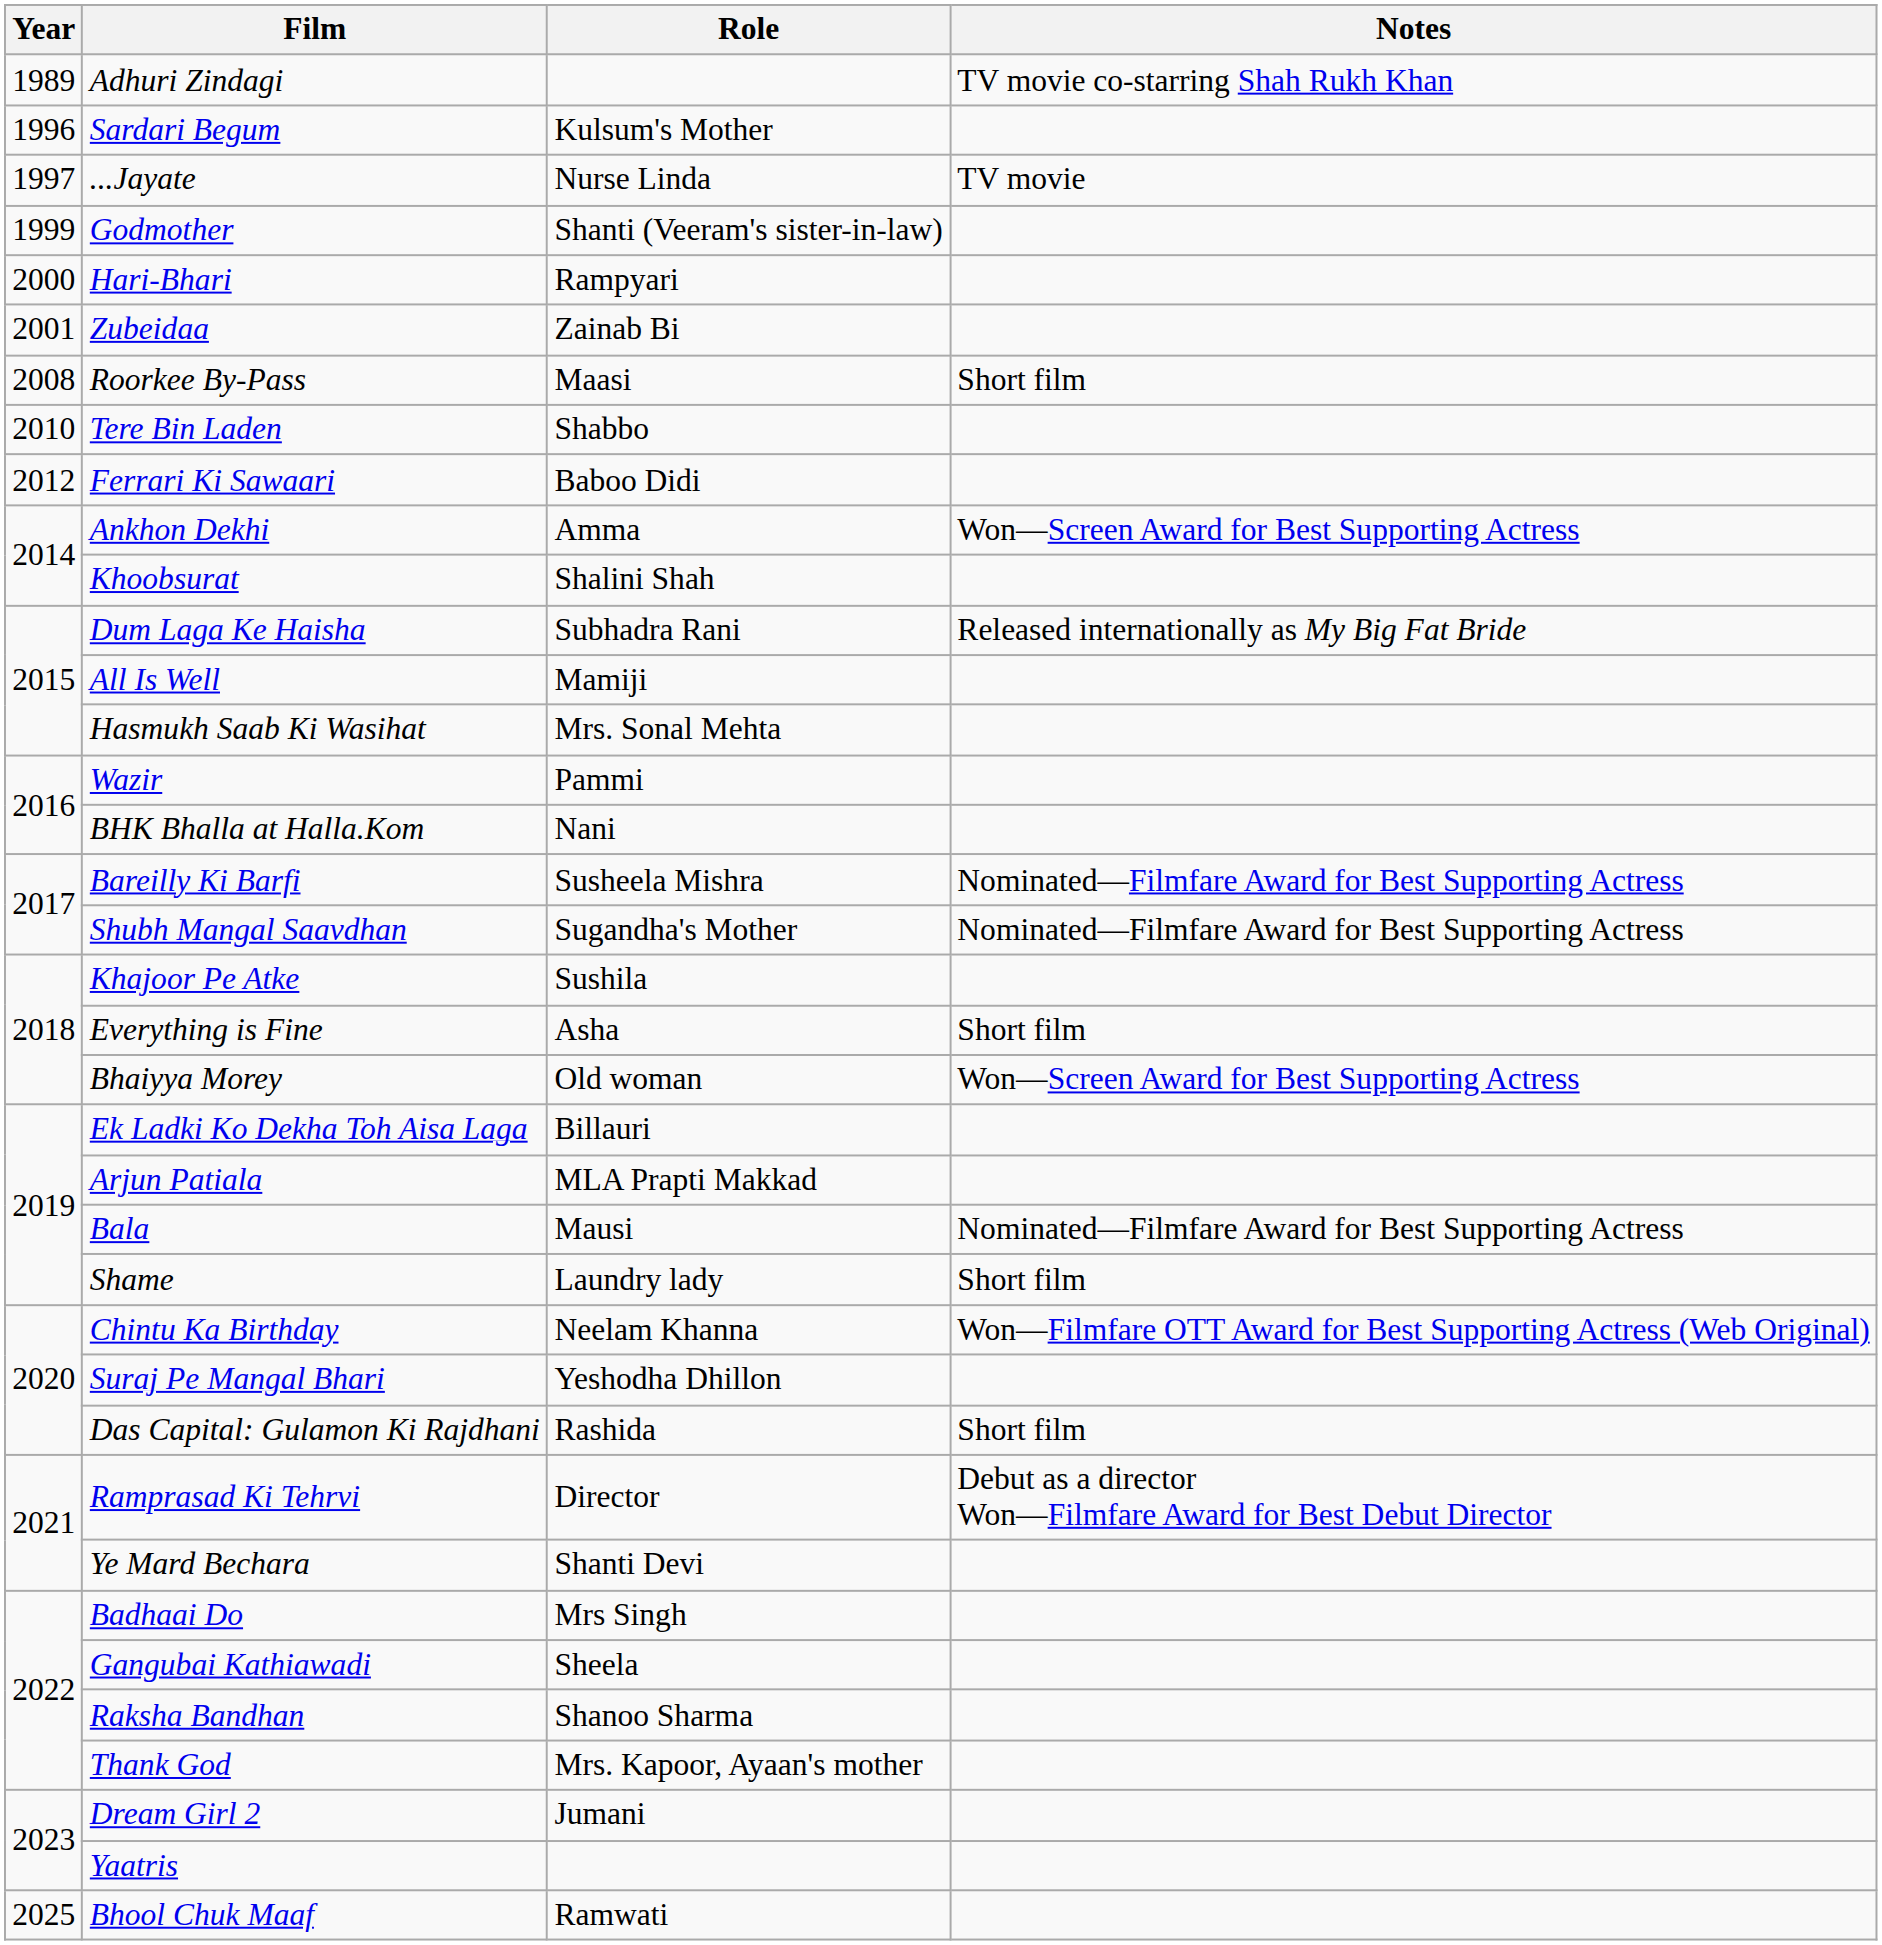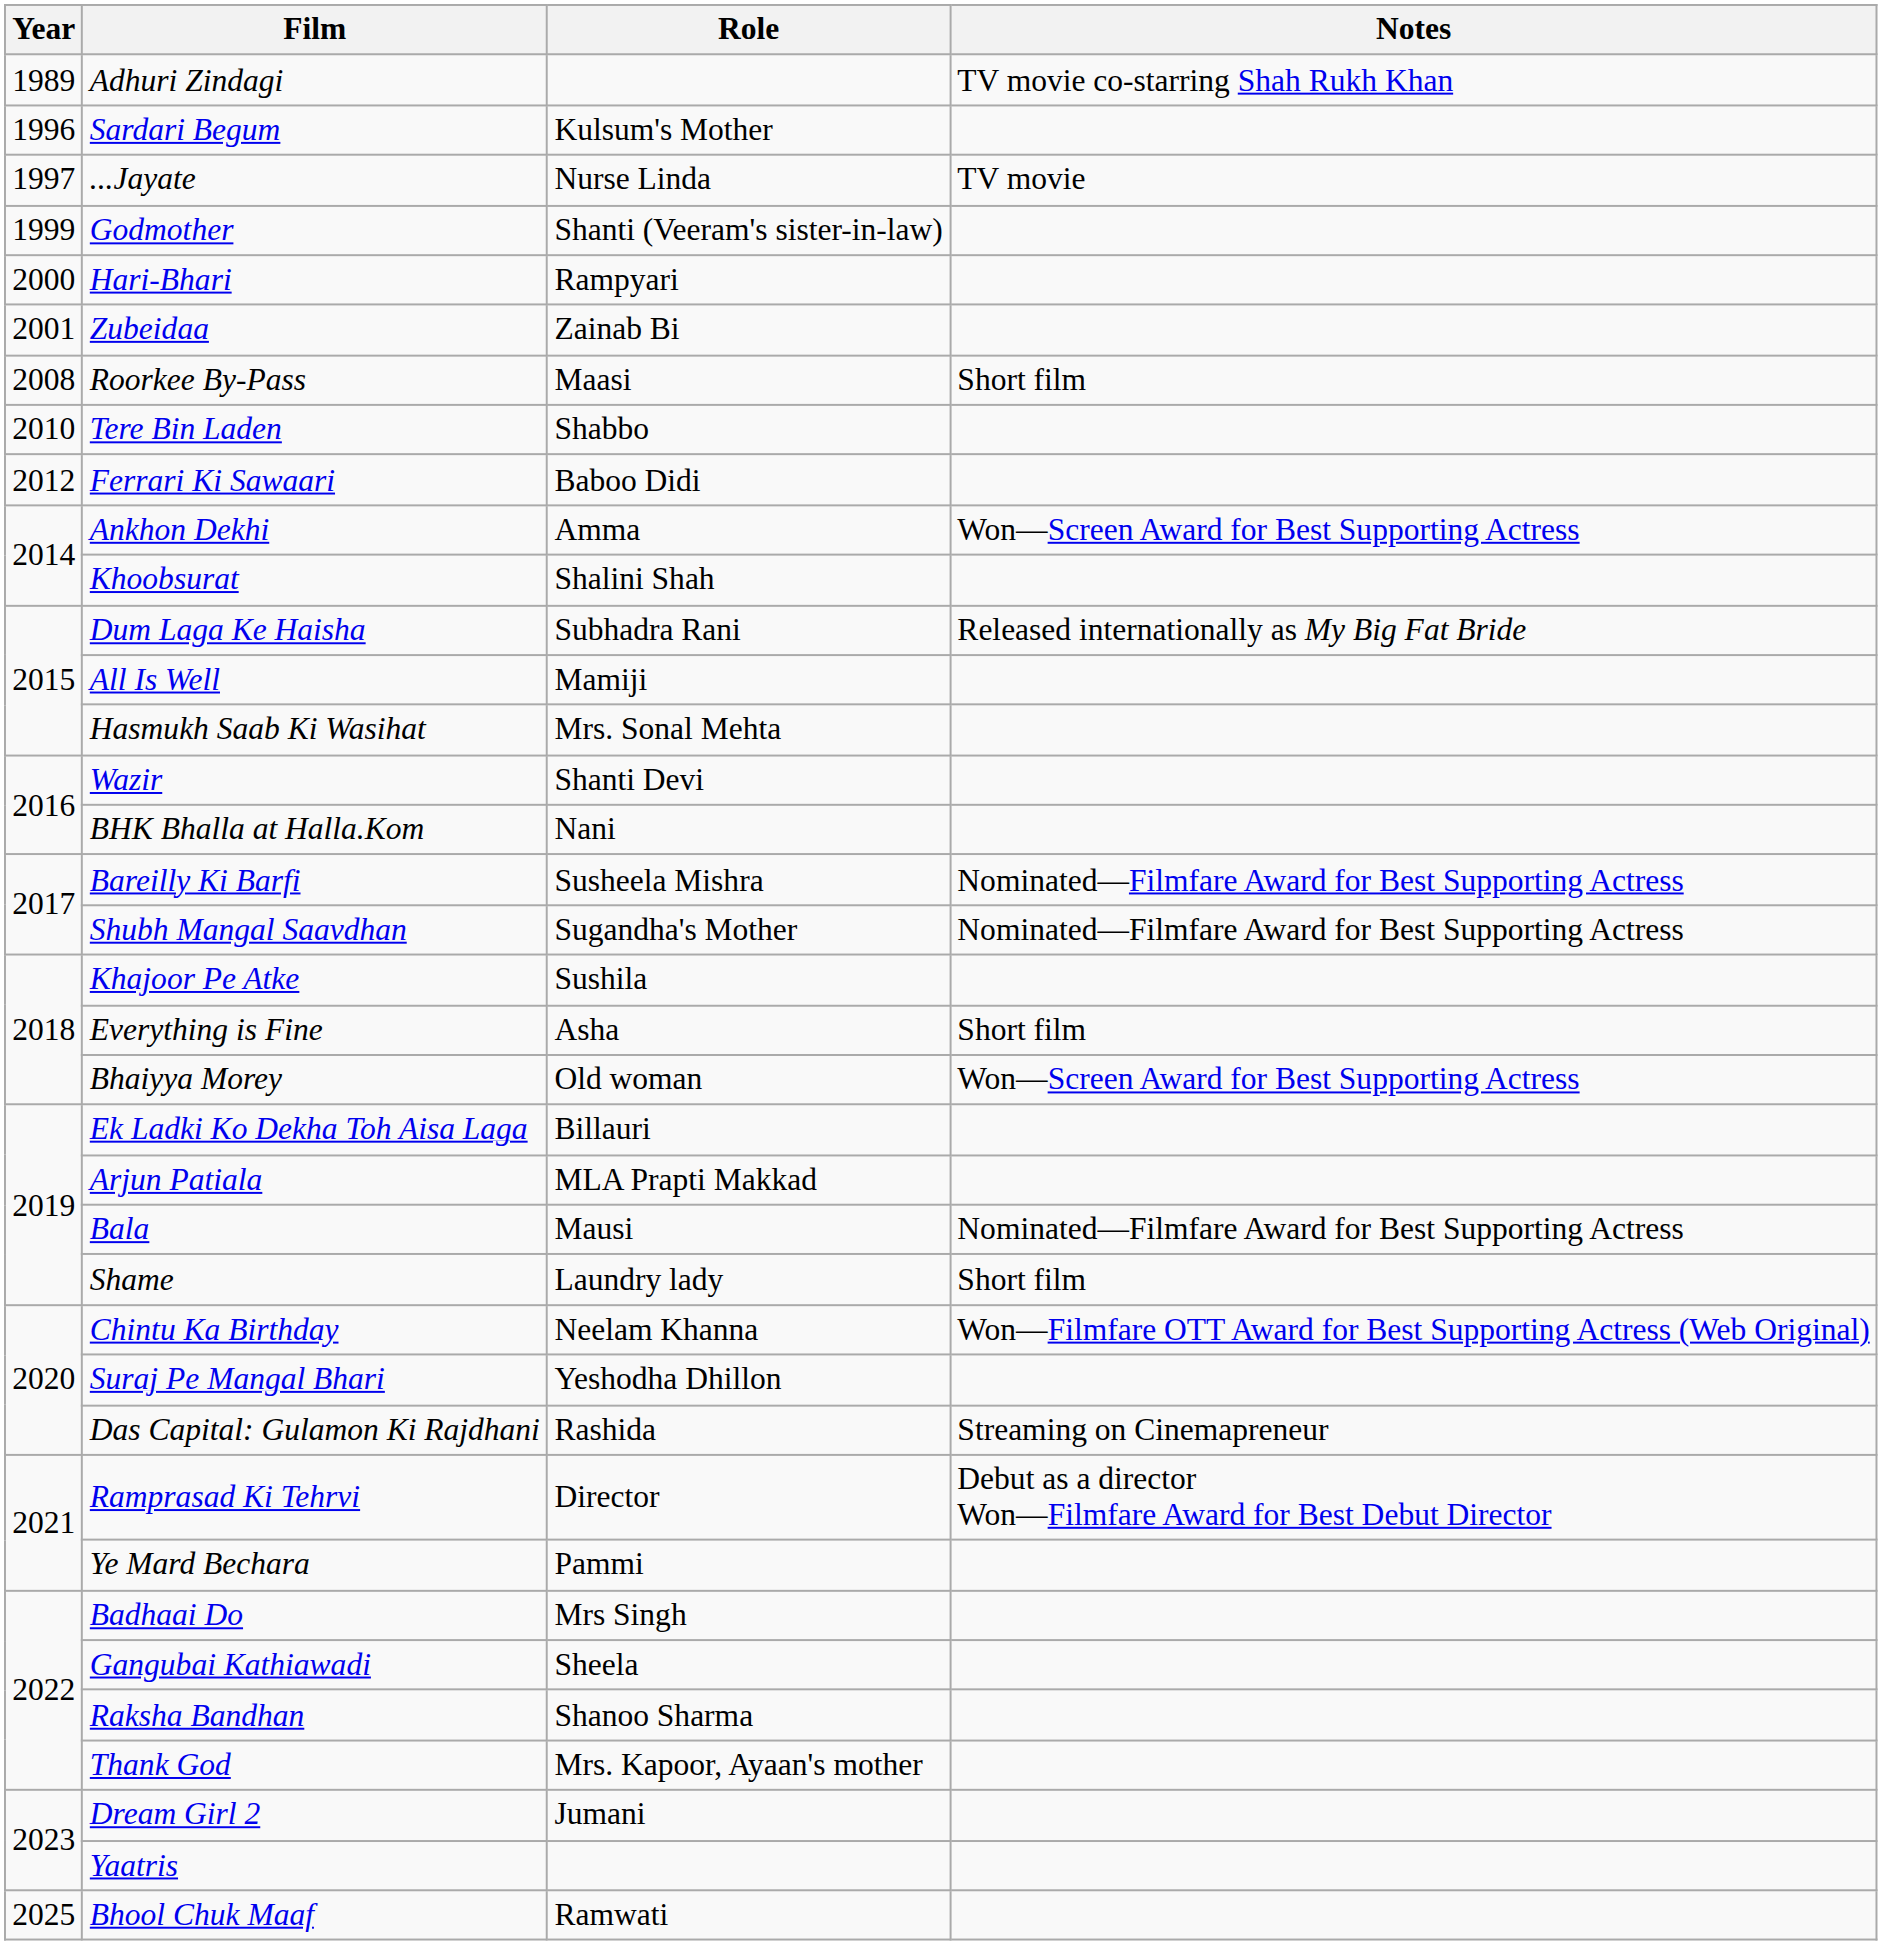(599, 779) Pammi -> (629, 779) Shanti Devi
(1022, 1429) Short film -> (1143, 1429) Streaming on Cinemapreneur
(629, 1564) Shanti Devi -> (599, 1564) Pammi
